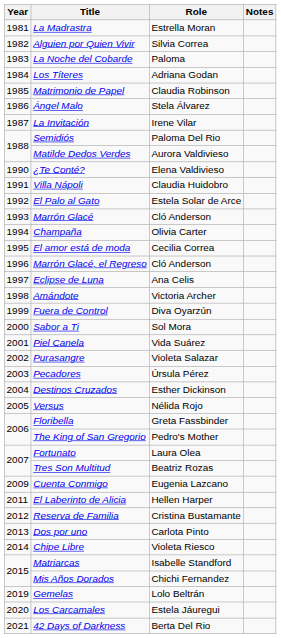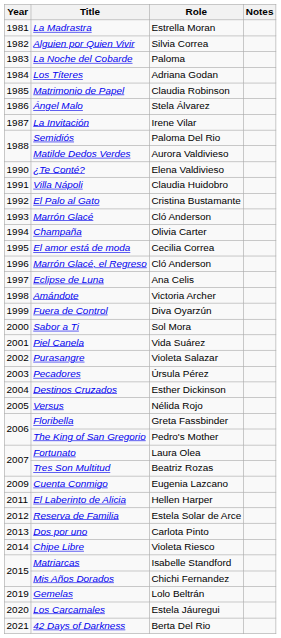(196, 201) Estela Solar de Arce -> (196, 201) Cristina Bustamante
(196, 515) Cristina Bustamante -> (196, 515) Estela Solar de Arce
